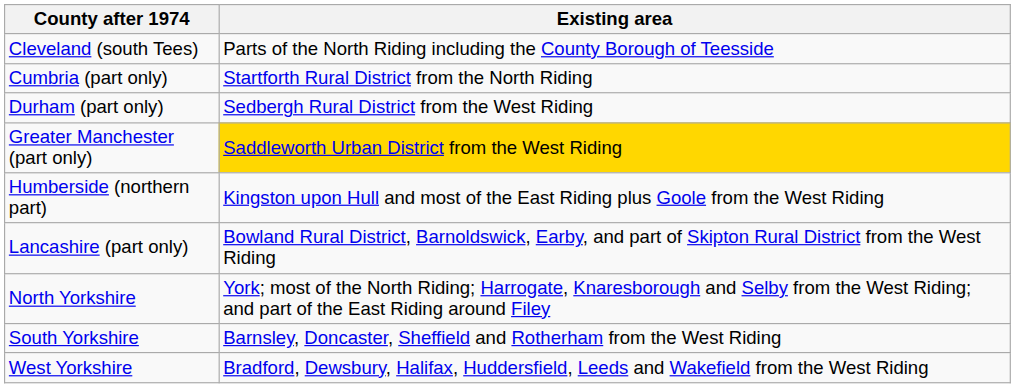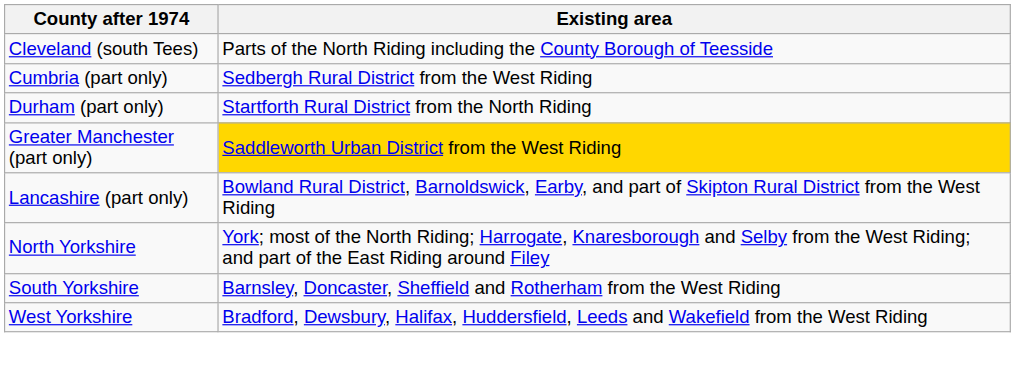(408, 78) Startforth Rural District from the North Riding -> (407, 78) Sedbergh Rural District from the West Riding
(408, 107) Sedbergh Rural District from the West Riding -> (407, 107) Startforth Rural District from the North Riding
- row: (99, 197)
